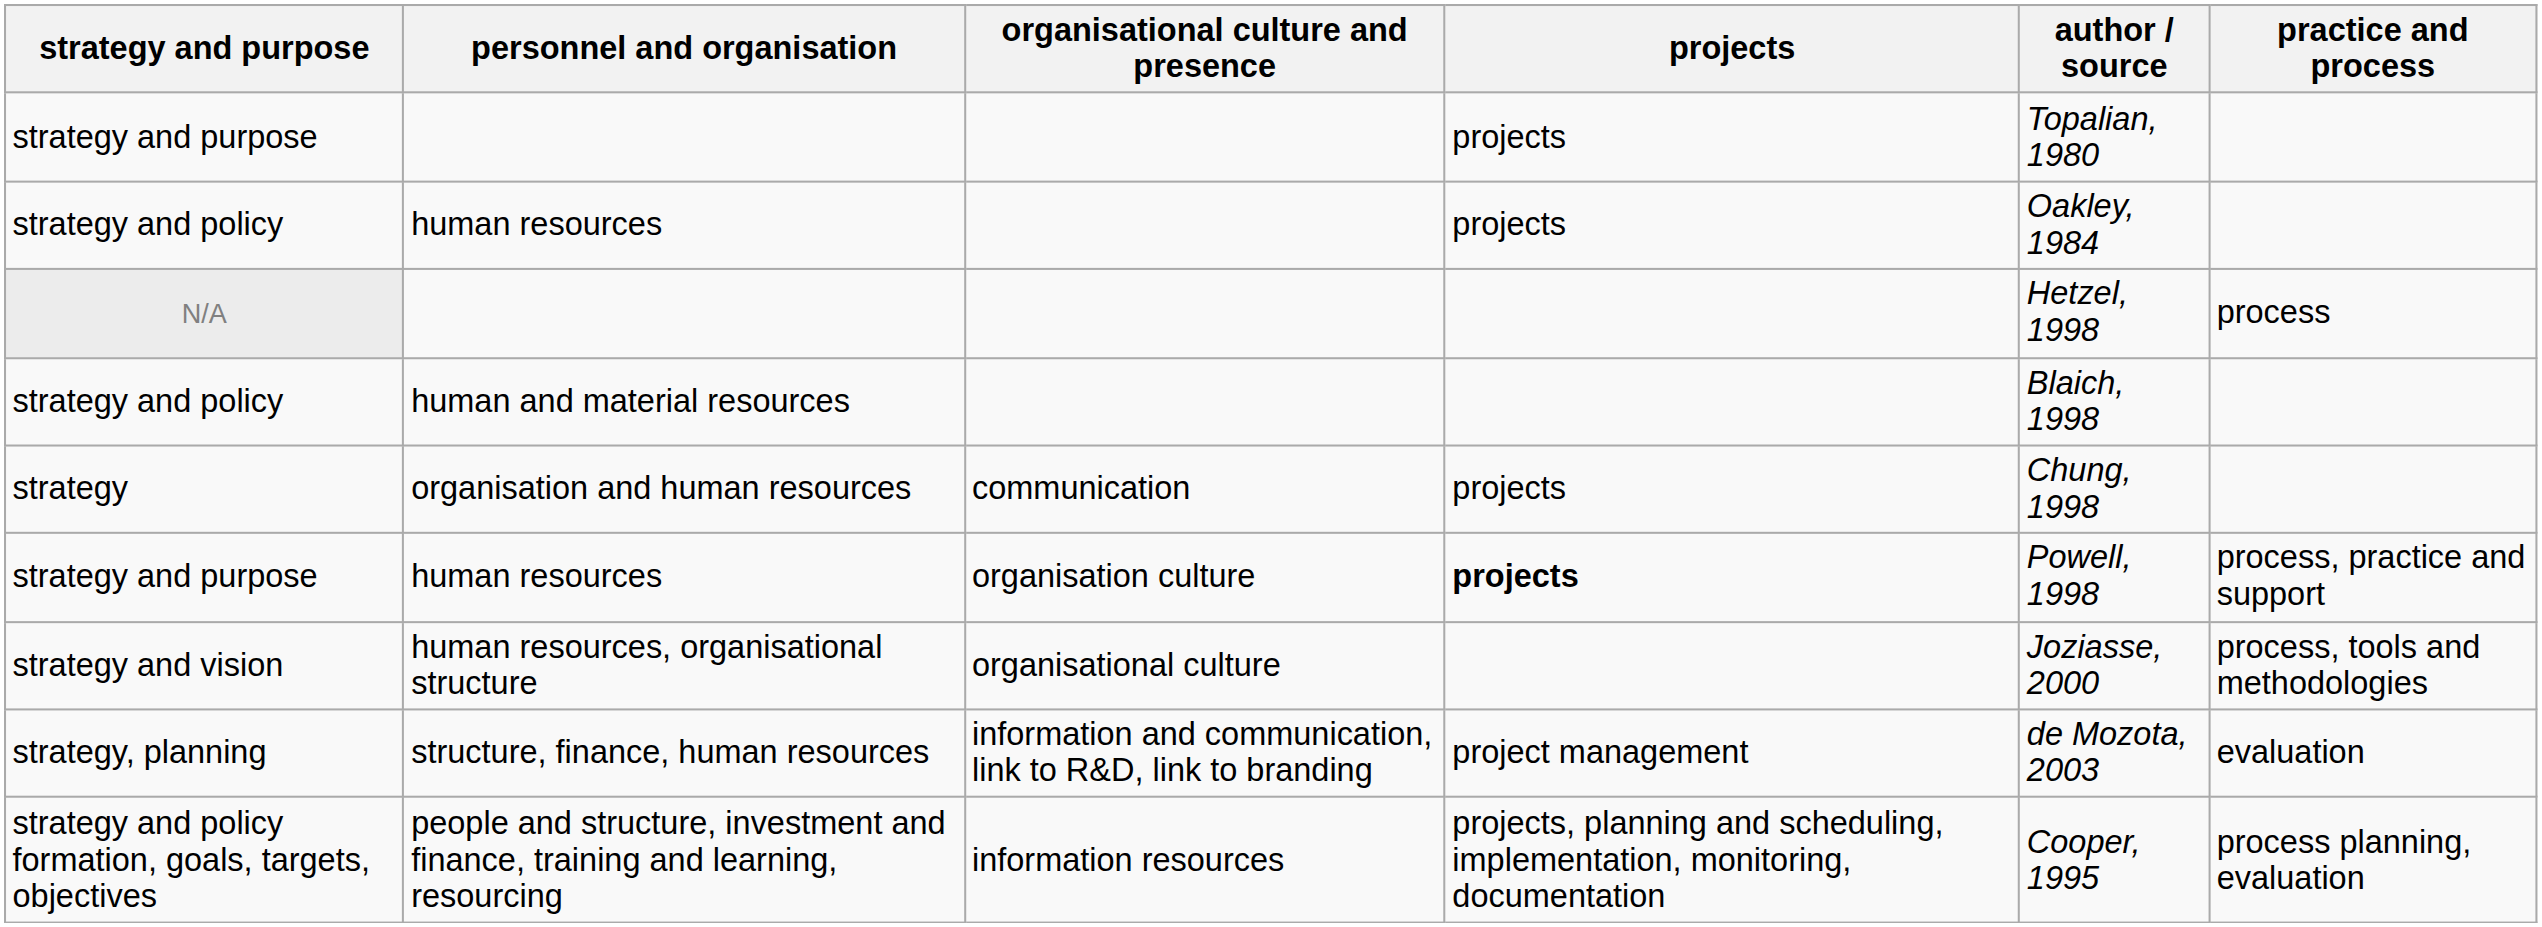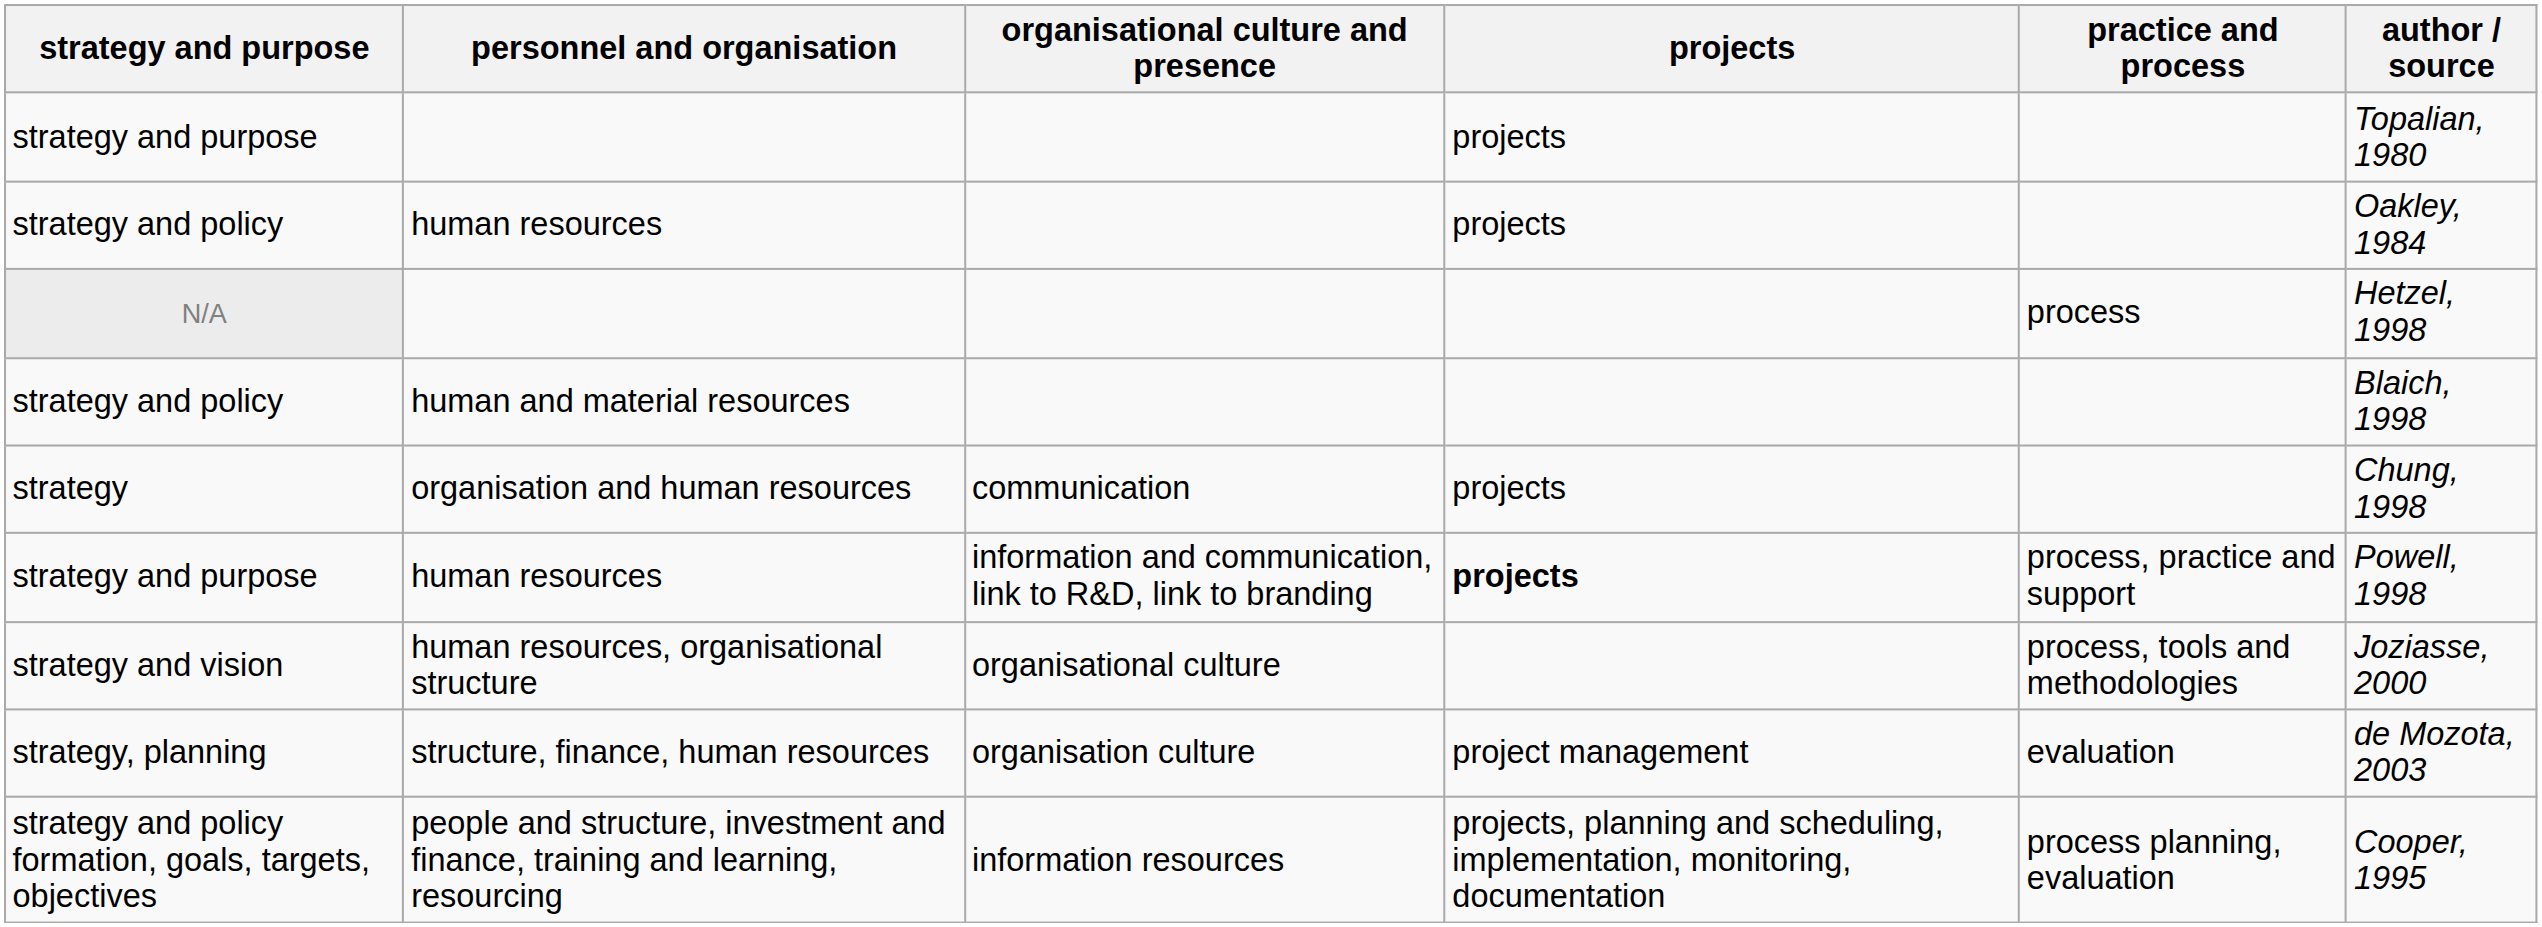columns swapped: (2373, 48) <-> (2114, 48)
(1114, 576) organisation culture -> (1202, 576) information and communication, link to R&D, link to branding
(1202, 752) information and communication, link to R&D, link to branding -> (1114, 752) organisation culture
